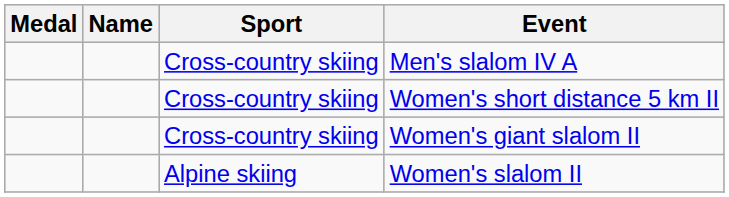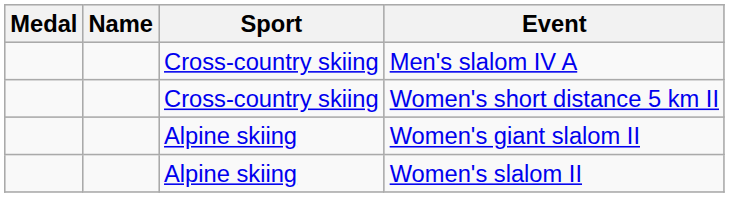(271, 136) Cross-country skiing -> (231, 136) Alpine skiing
